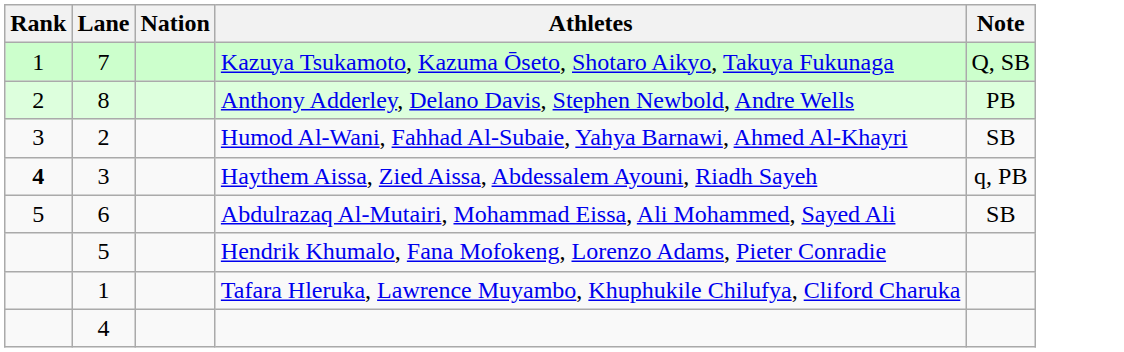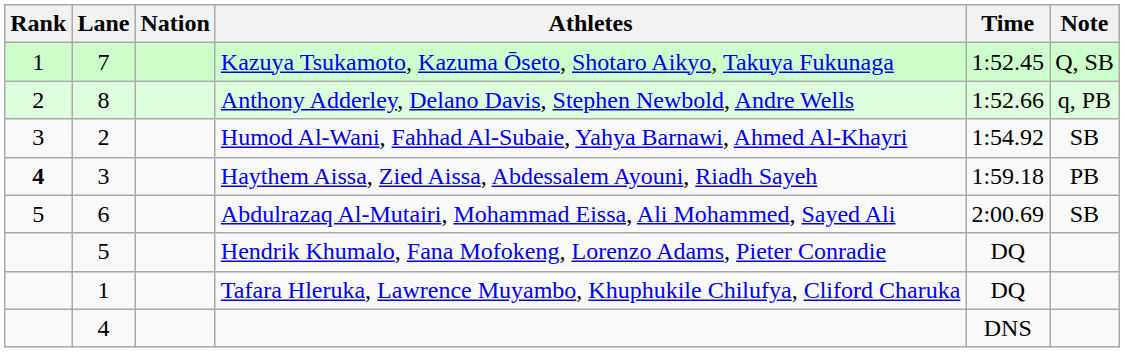+ column: (1008, 23)
(1001, 99) PB -> (1084, 99) q, PB
(1001, 175) q, PB -> (1084, 175) PB
